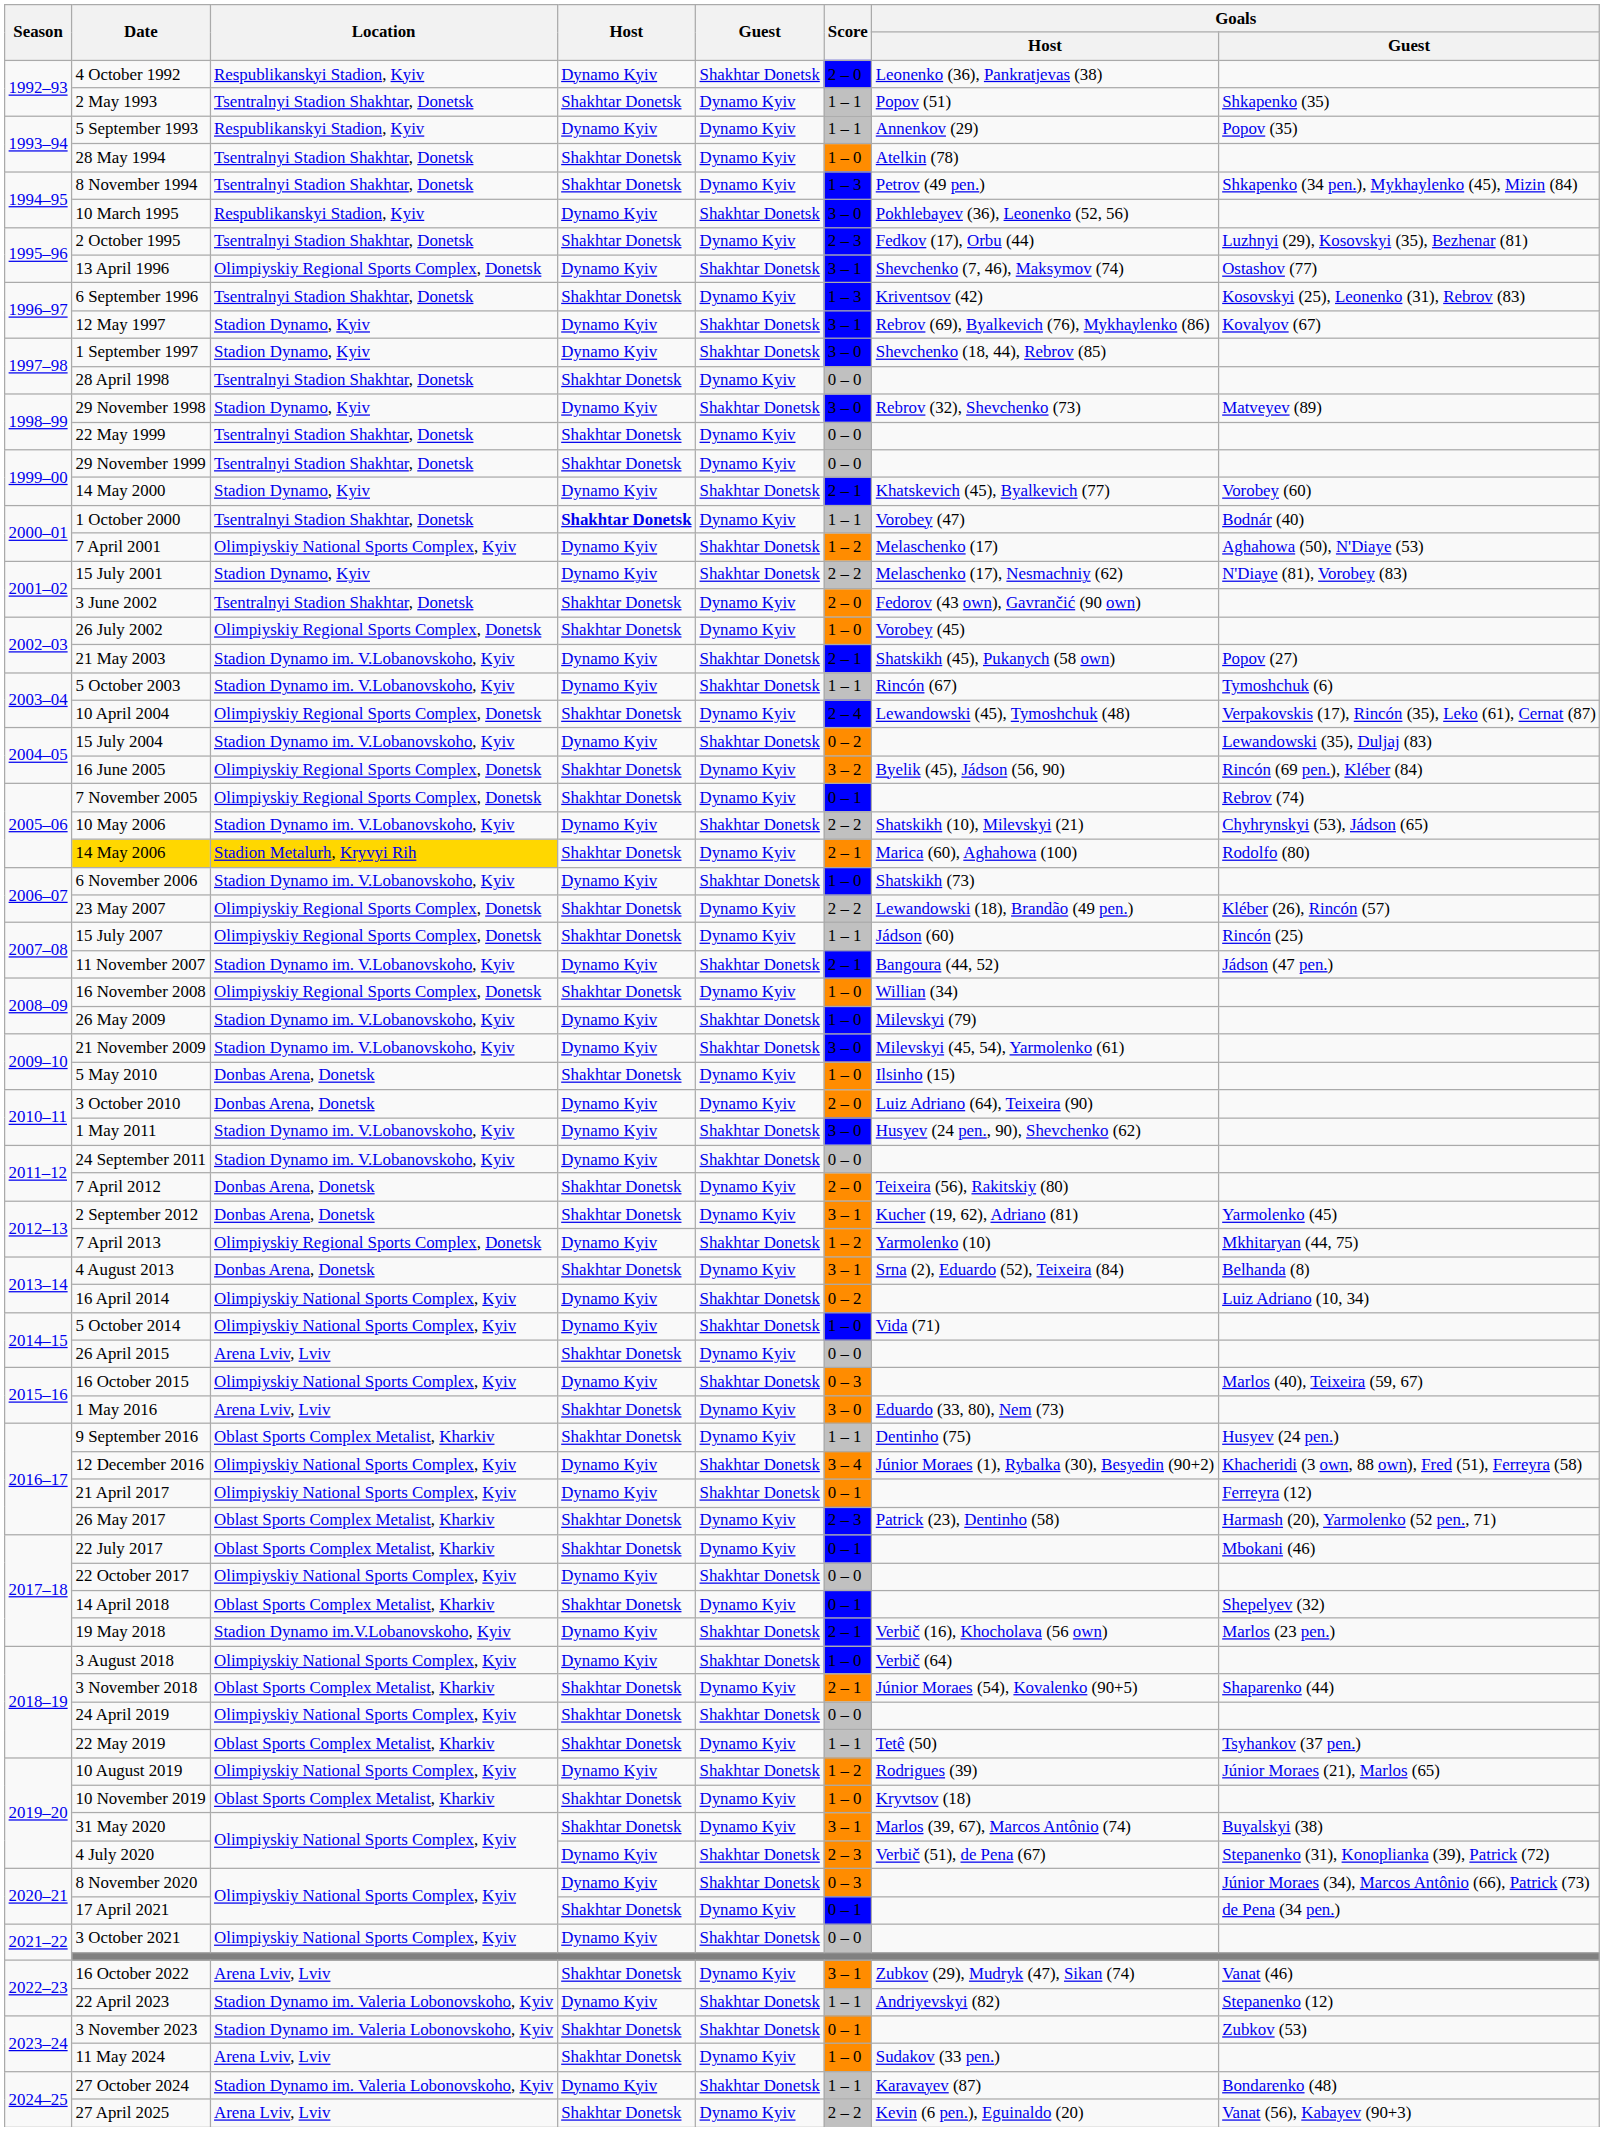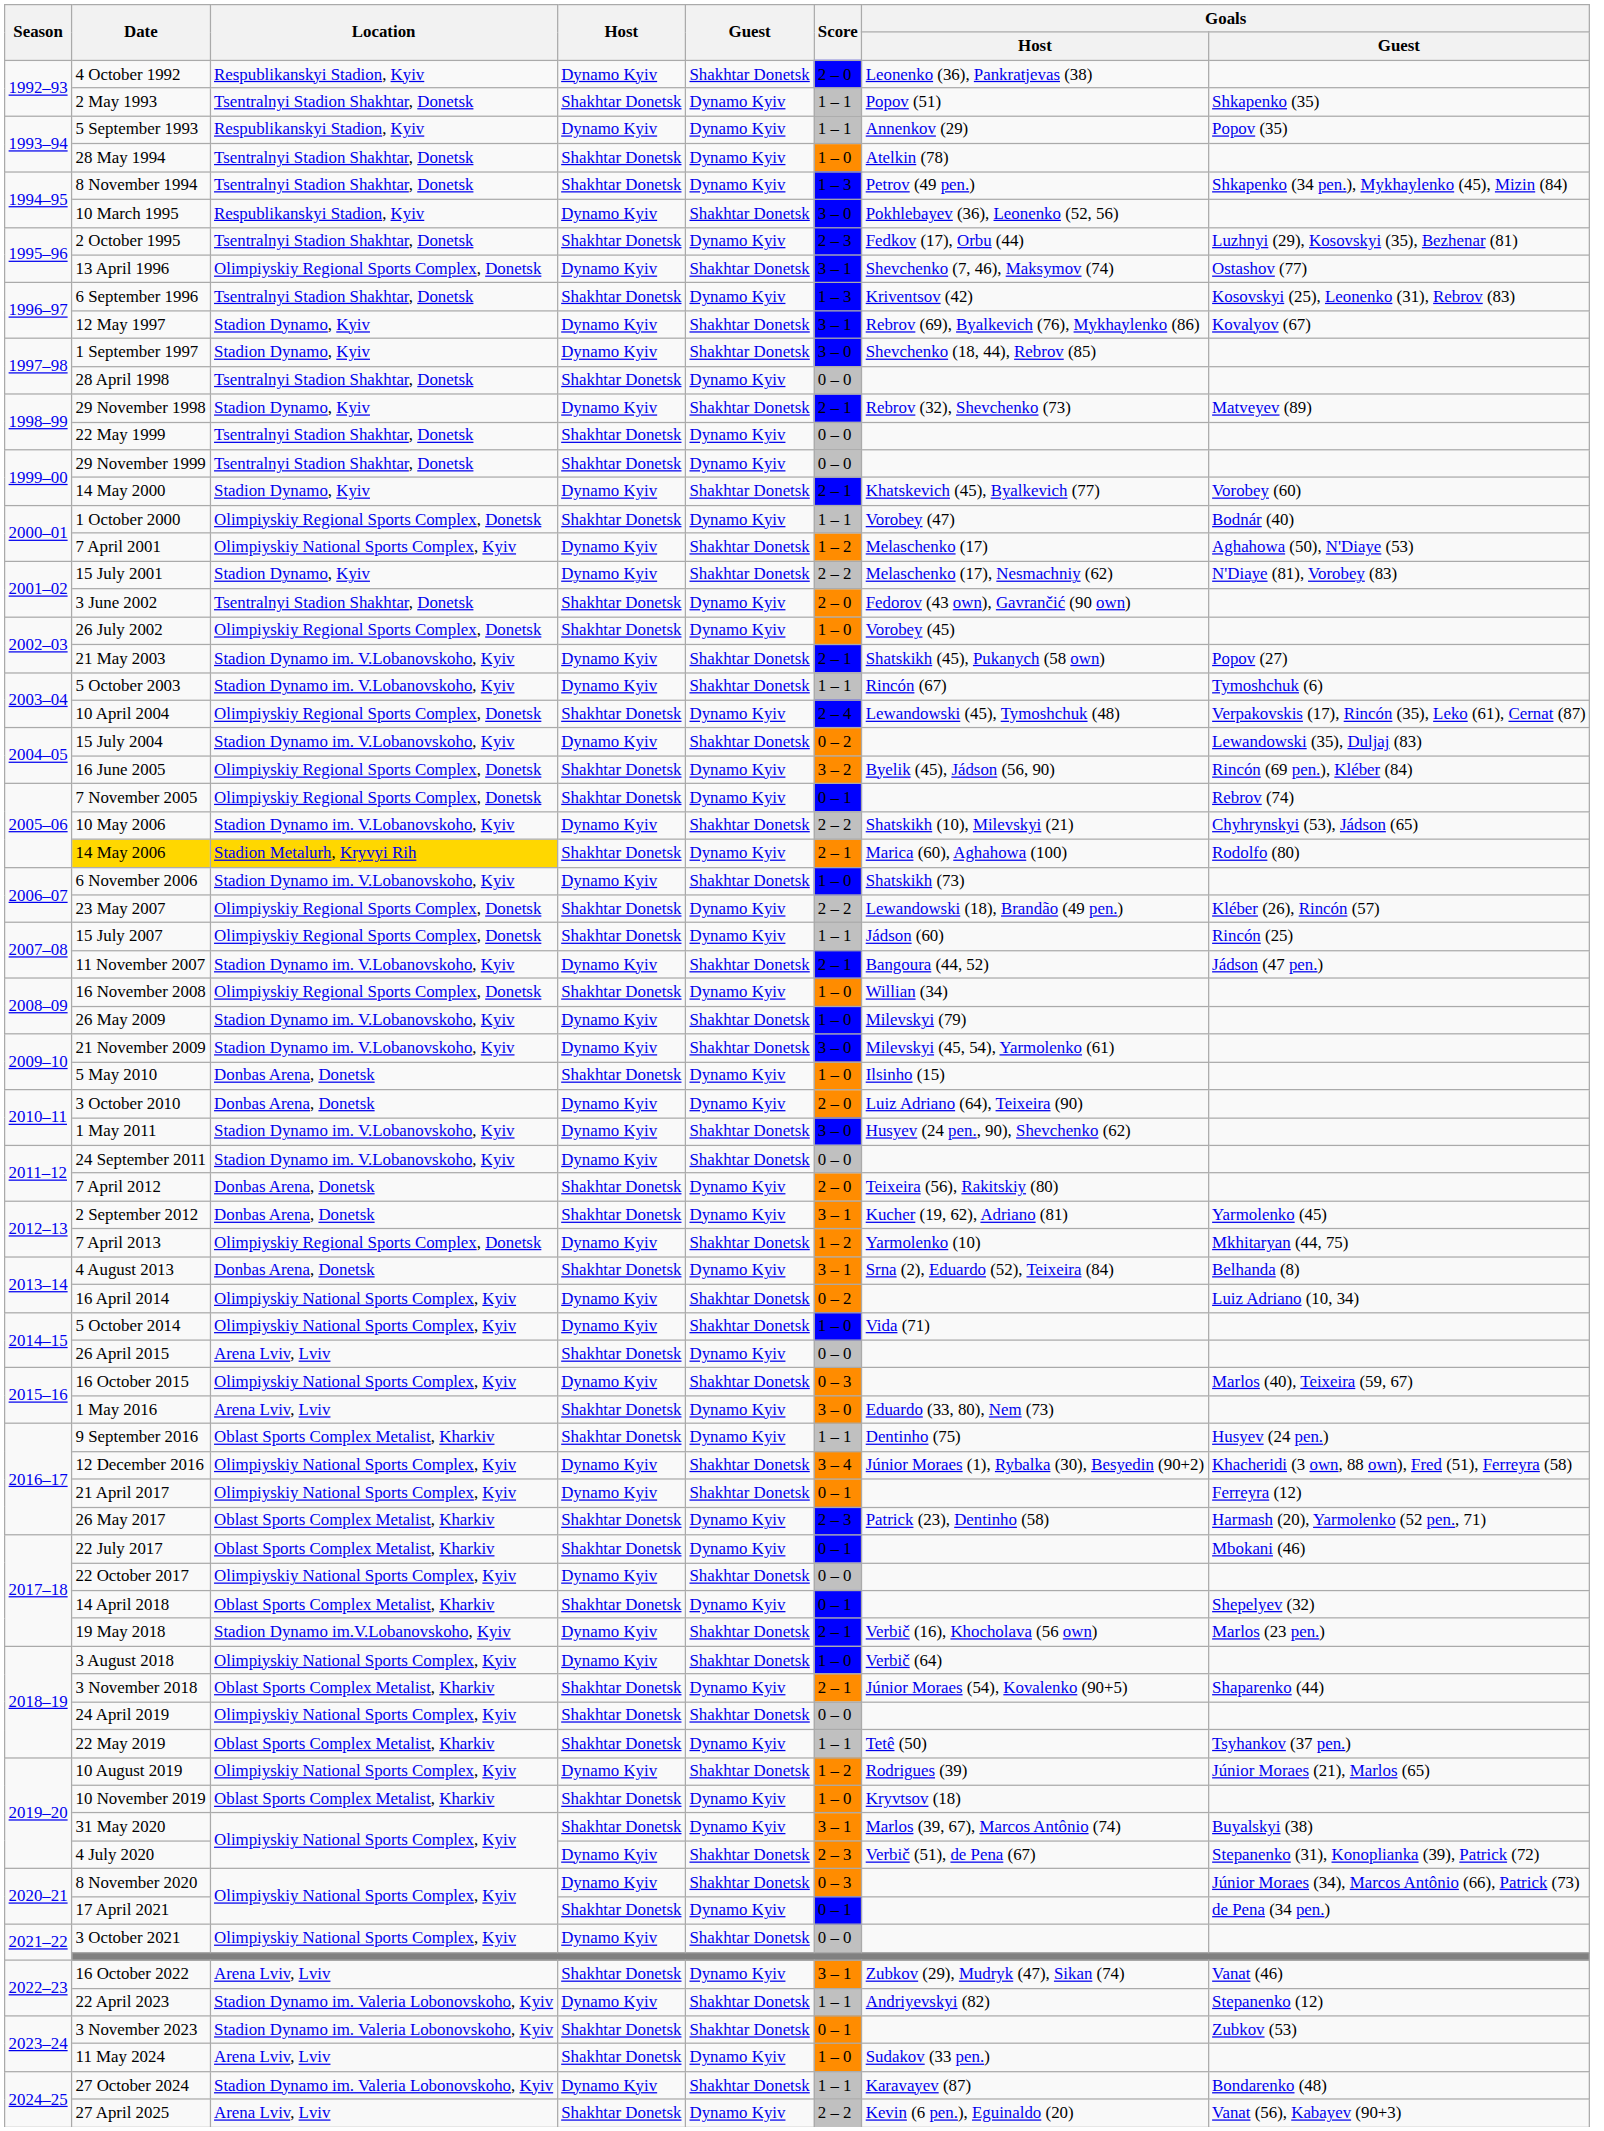(845, 407) 3 – 0 -> (835, 407) 2 – 1
(344, 518) Tsentralnyi Stadion Shakhtar, Donetsk -> (378, 518) Olimpiyskiy Regional Sports Complex, Donetsk
(626, 518) bold -> (621, 518) normal
